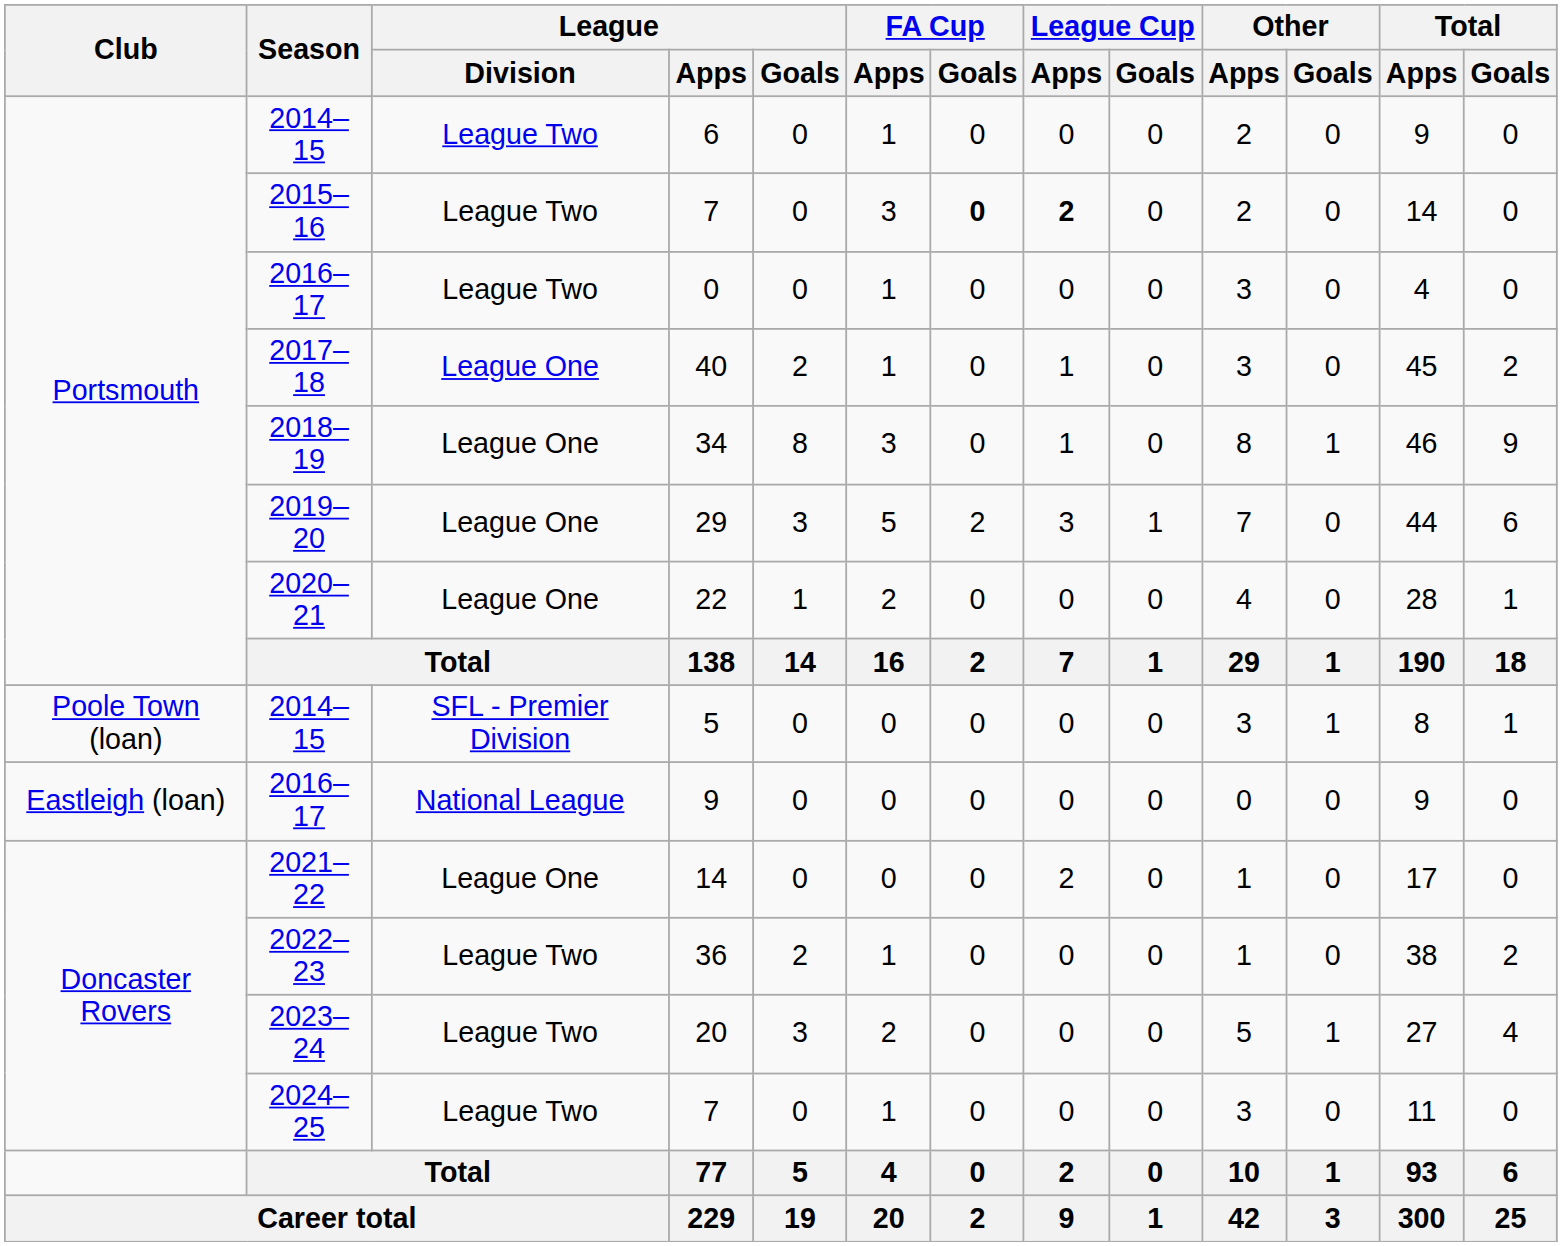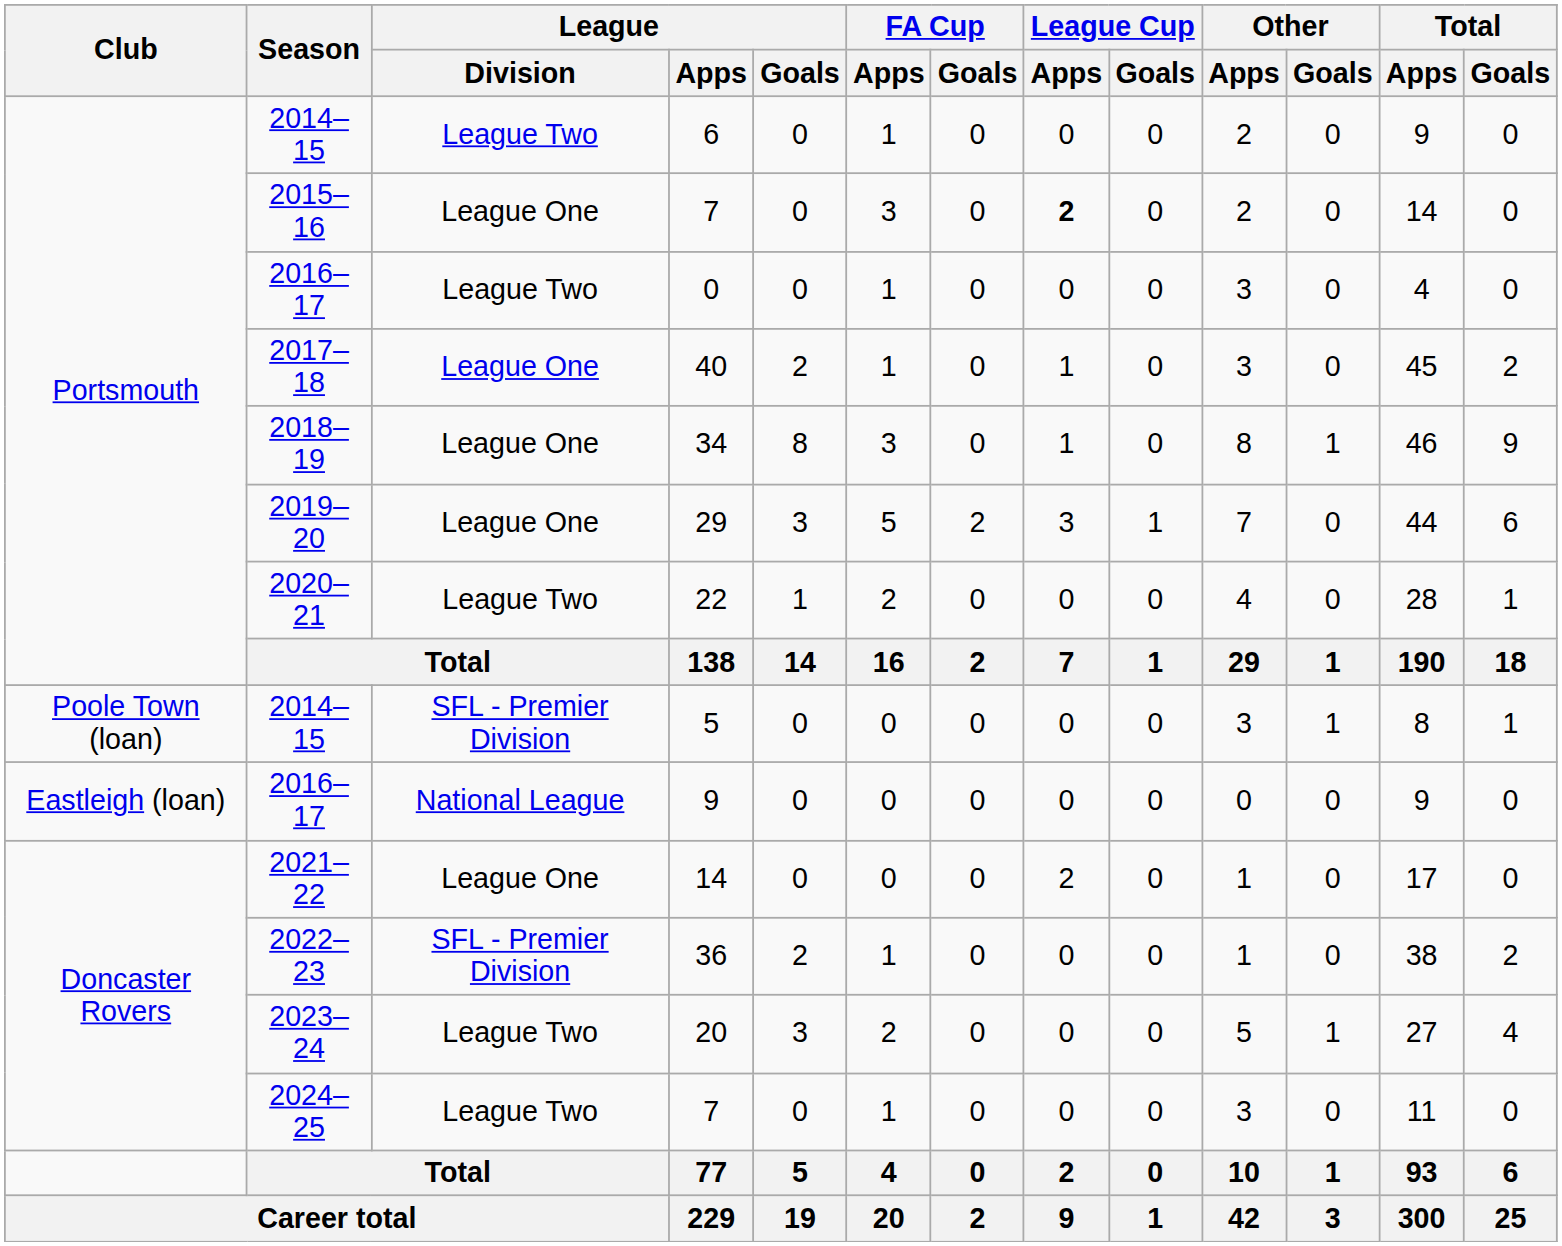(520, 211) League Two -> (520, 211) League One
(978, 211) bold -> (978, 211) normal
(520, 600) League One -> (520, 600) League Two
(520, 955) League Two -> (520, 955) SFL - Premier Division
